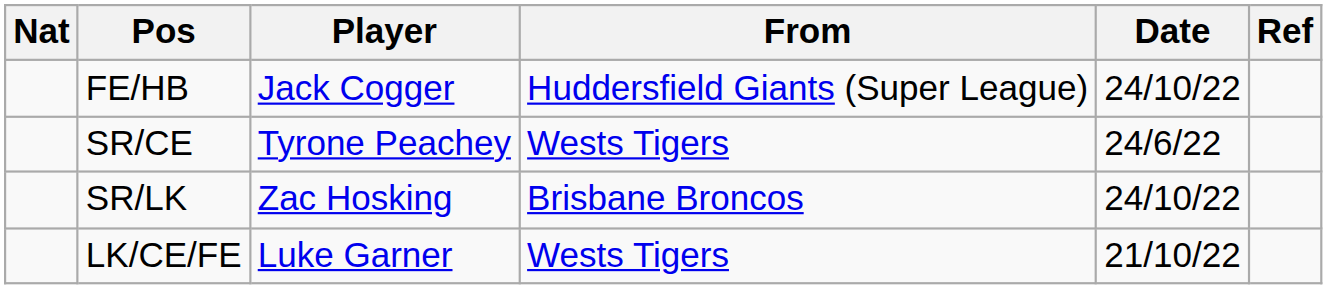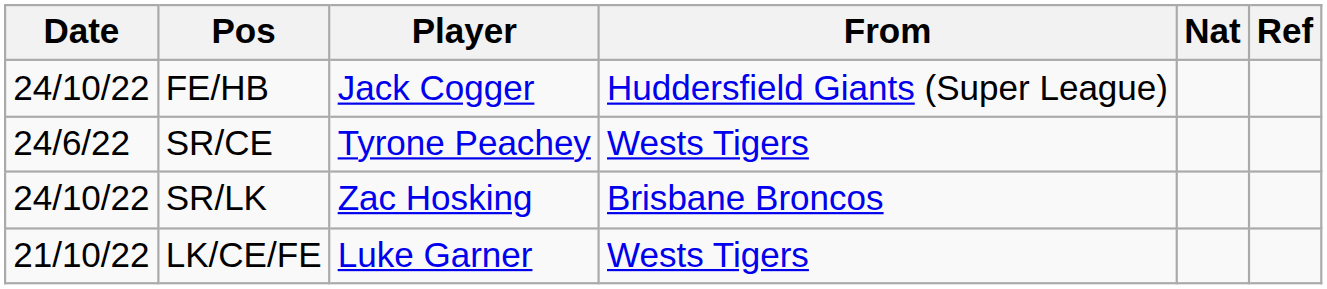columns swapped: (41, 32) <-> (1172, 32)
